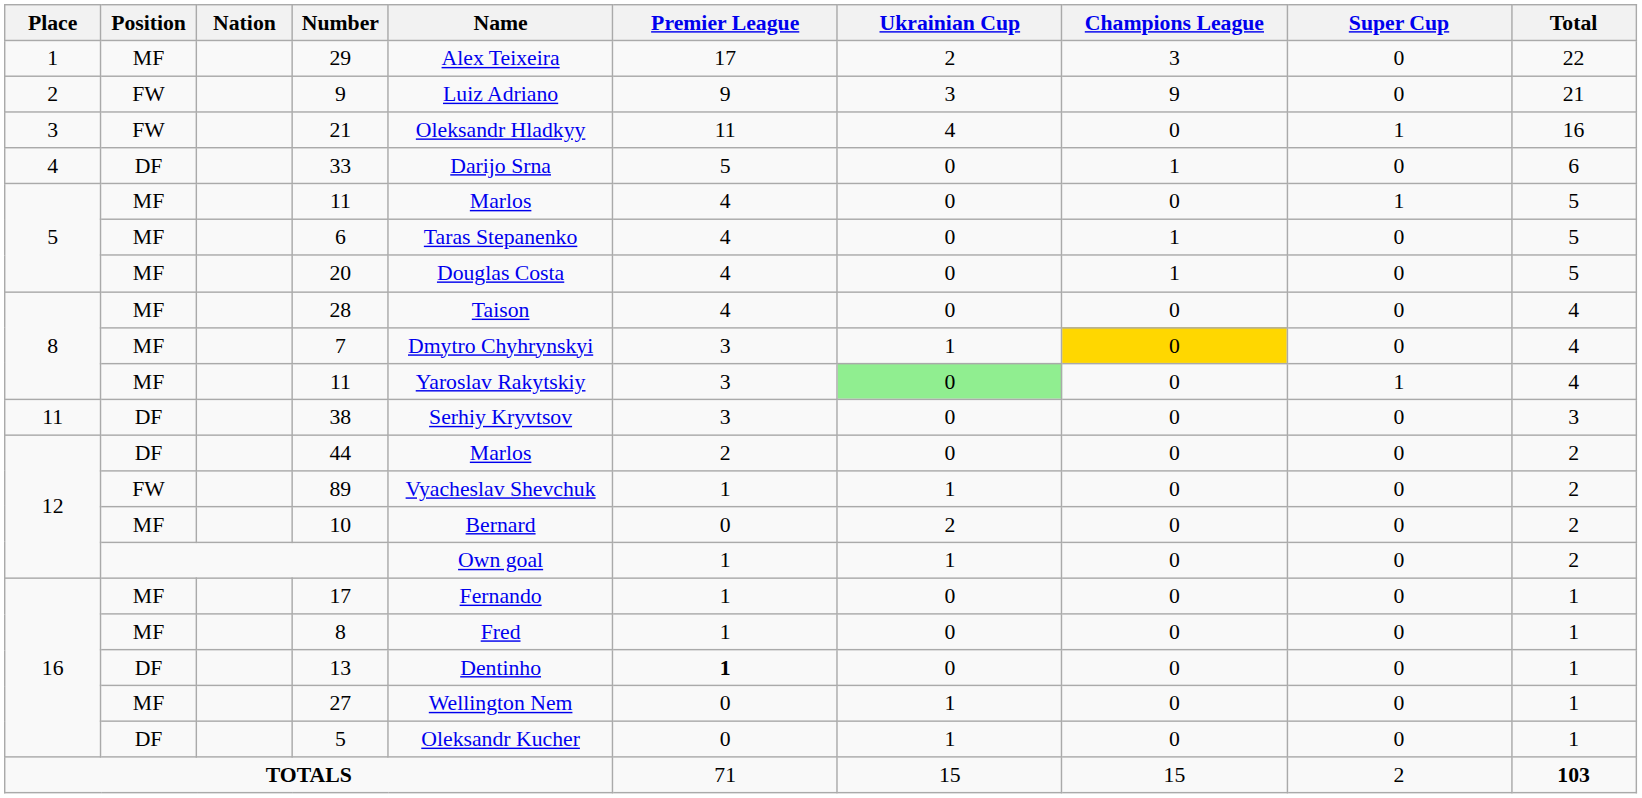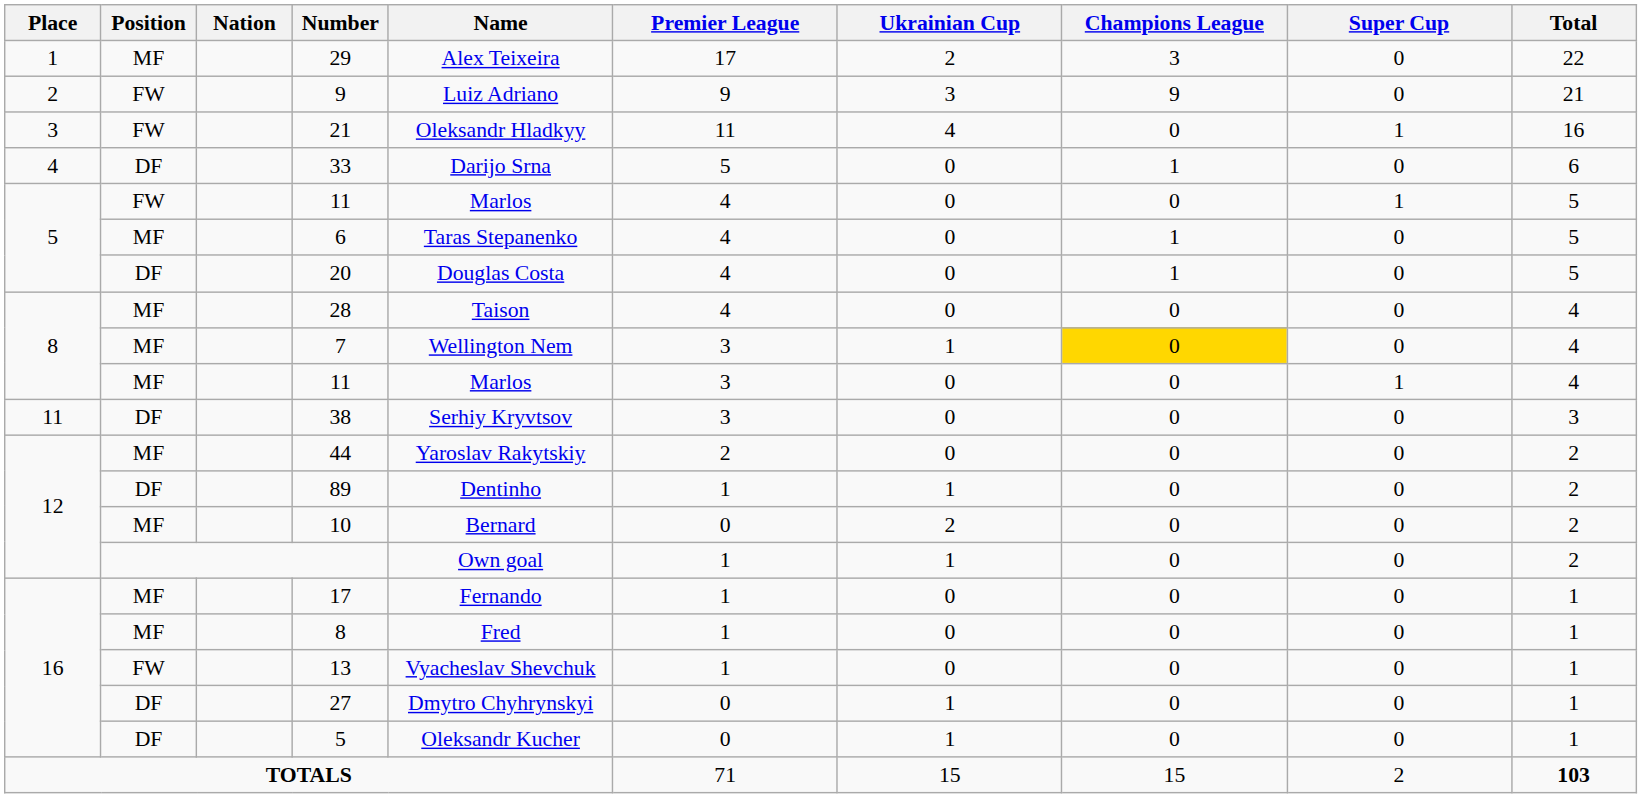(149, 201) MF -> (149, 201) FW
(149, 273) MF -> (149, 273) DF
(501, 345) Dmytro Chyhrynskyi -> (501, 345) Wellington Nem
(501, 381) Yaroslav Rakytskiy -> (501, 381) Marlos
(950, 381) lightgreen background -> (950, 381) no background
(149, 452) DF -> (149, 452) MF
(501, 452) Marlos -> (501, 452) Yaroslav Rakytskiy
(149, 488) FW -> (149, 488) DF
(501, 488) Vyacheslav Shevchuk -> (501, 488) Dentinho
(149, 667) DF -> (149, 667) FW
(501, 667) Dentinho -> (501, 667) Vyacheslav Shevchuk
(725, 667) bold -> (725, 667) normal
(149, 703) MF -> (149, 703) DF
(501, 703) Wellington Nem -> (501, 703) Dmytro Chyhrynskyi
